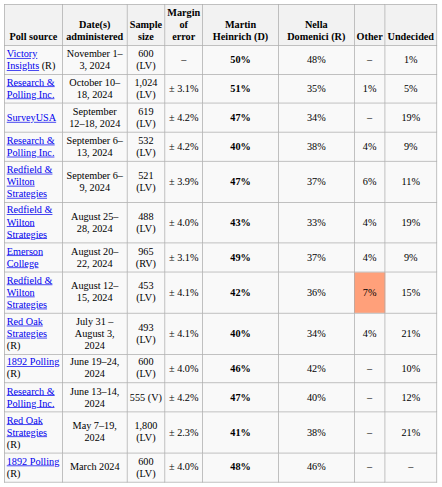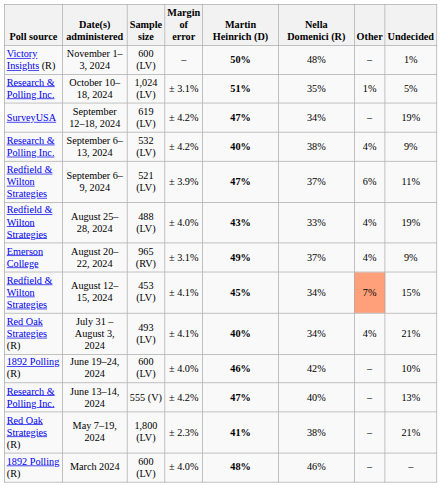(241, 293) 42% -> (241, 293) 45%
(316, 293) 36% -> (316, 293) 34%
(411, 397) 12% -> (411, 397) 13%
